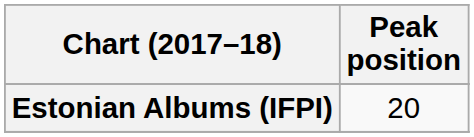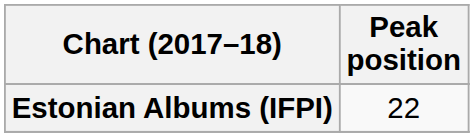(404, 107) 20 -> (404, 107) 22
